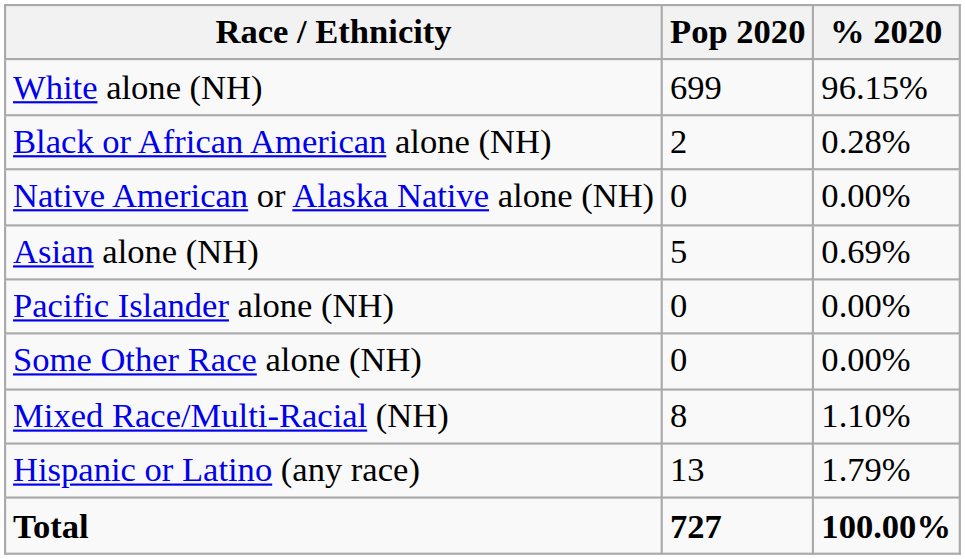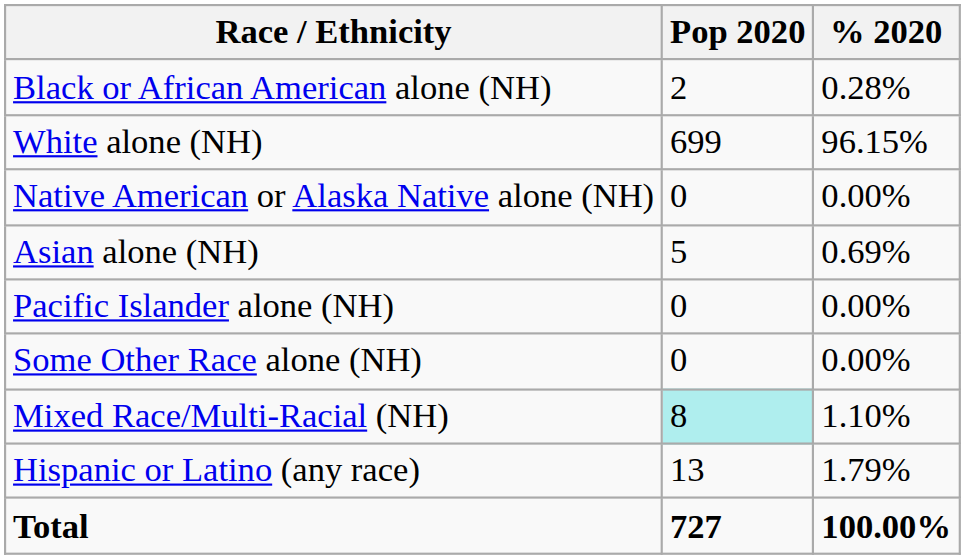rows swapped: (138, 86) <-> (282, 141)
(679, 415) no background -> (679, 415) paleturquoise background
